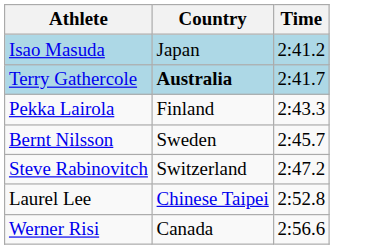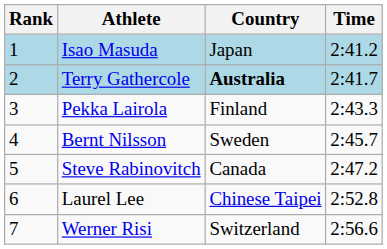+ column: (31, 19)
(202, 169) Switzerland -> (238, 169) Canada
(185, 229) Canada -> (254, 229) Switzerland
